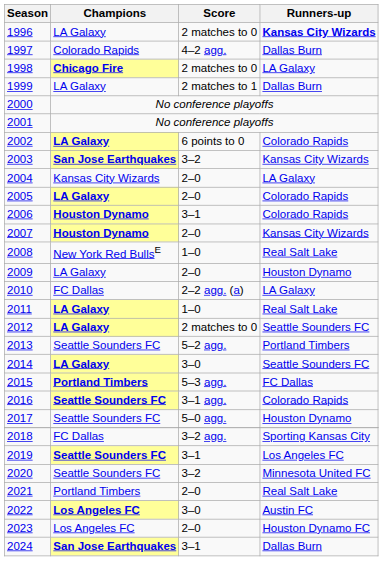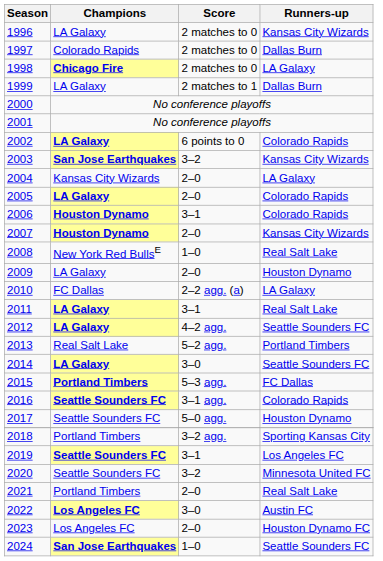(319, 31) bold -> (316, 31) normal
(204, 50) 4–2 agg. -> (219, 50) 2 matches to 0
(191, 309) 1–0 -> (191, 309) 3–1
(219, 327) 2 matches to 0 -> (204, 327) 4–2 agg.
(107, 345) Seattle Sounders FC -> (91, 345) Real Salt Lake
(79, 436) FC Dallas -> (97, 436) Portland Timbers
(191, 546) 3–1 -> (191, 546) 1–0
(292, 546) Dallas Burn -> (316, 546) Seattle Sounders FC
